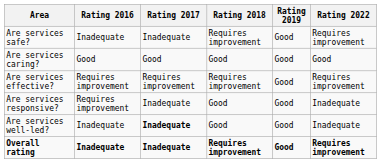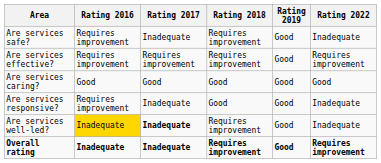(100, 37) Inadequate -> (103, 37) Requires improvement
(339, 37) Requires improvement -> (336, 37) Inadequate
rows swapped: (35, 82) <-> (35, 59)
(100, 126) no background -> (100, 126) gold background
(218, 126) Good -> (235, 126) Requires improvement
